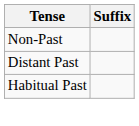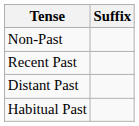+ row: (42, 62)
